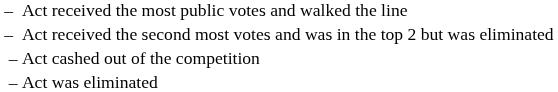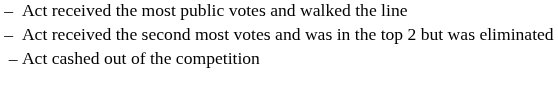- row: (90, 82)
